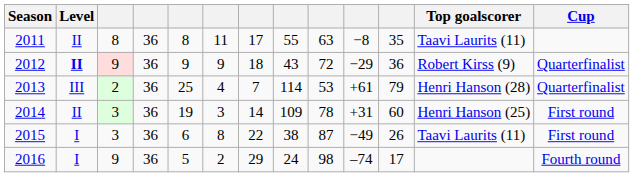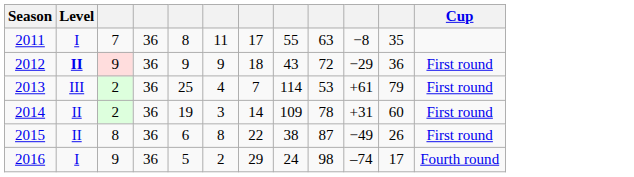- column: (474, 16)
(77, 40) II -> (77, 40) I
(115, 40) 8 -> (115, 40) 7
(581, 64) Quarterfinalist -> (460, 64) First round
(581, 87) Quarterfinalist -> (460, 87) First round
(115, 111) 3 -> (115, 111) 2
(77, 135) I -> (77, 135) II
(115, 135) 3 -> (115, 135) 8
